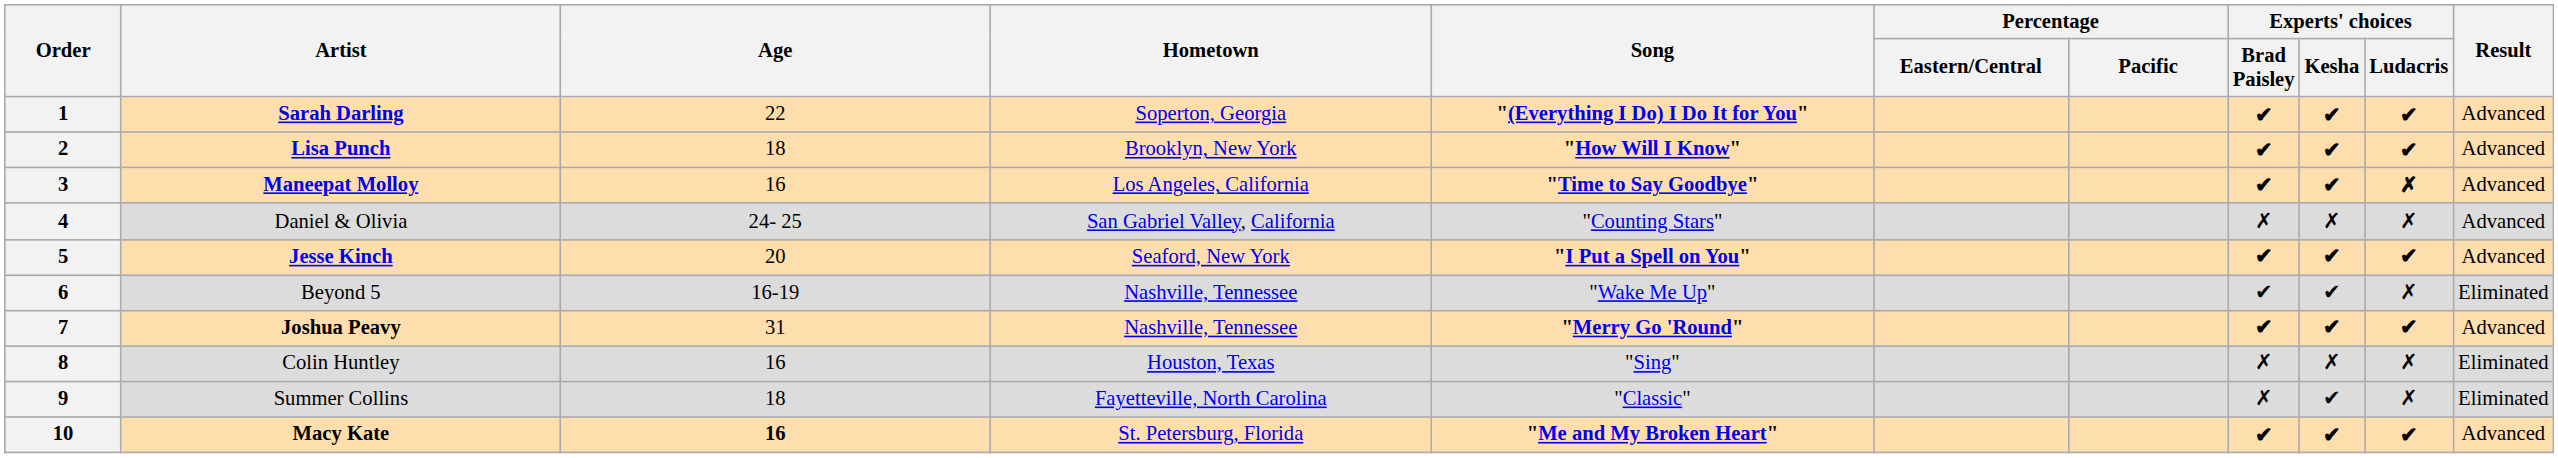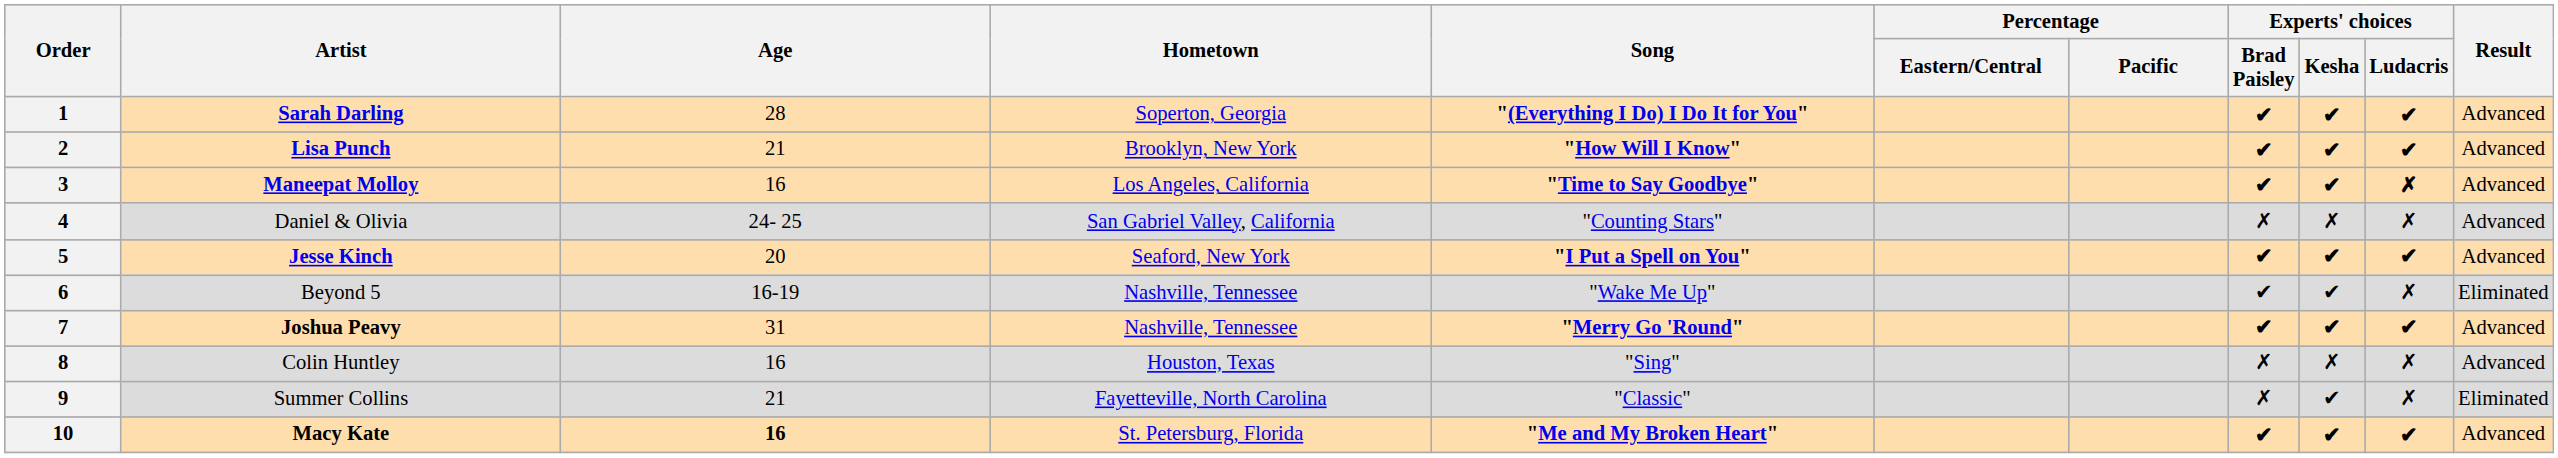(775, 114) 22 -> (775, 114) 28
(775, 149) 18 -> (775, 149) 21
(2503, 363) Eliminated -> (2503, 363) Advanced
(775, 398) 18 -> (775, 398) 21
